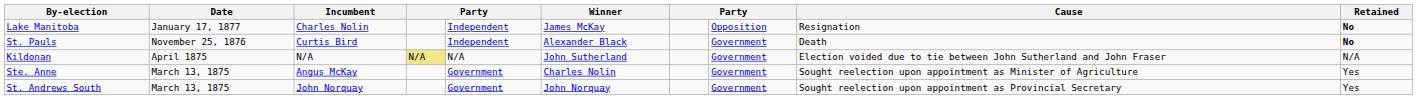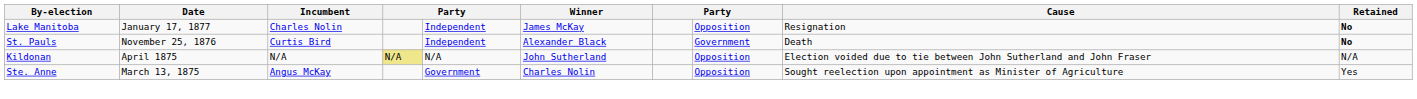(739, 57) Government -> (722, 57) Opposition
(739, 72) Government -> (722, 72) Opposition
- row: (54, 87)
